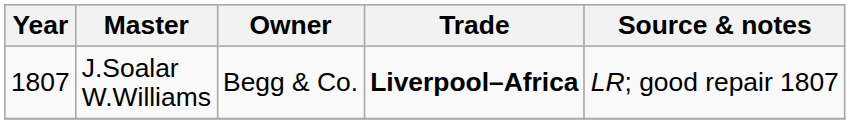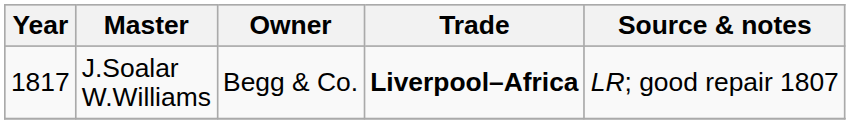(40, 82) 1807 -> (40, 82) 1817
